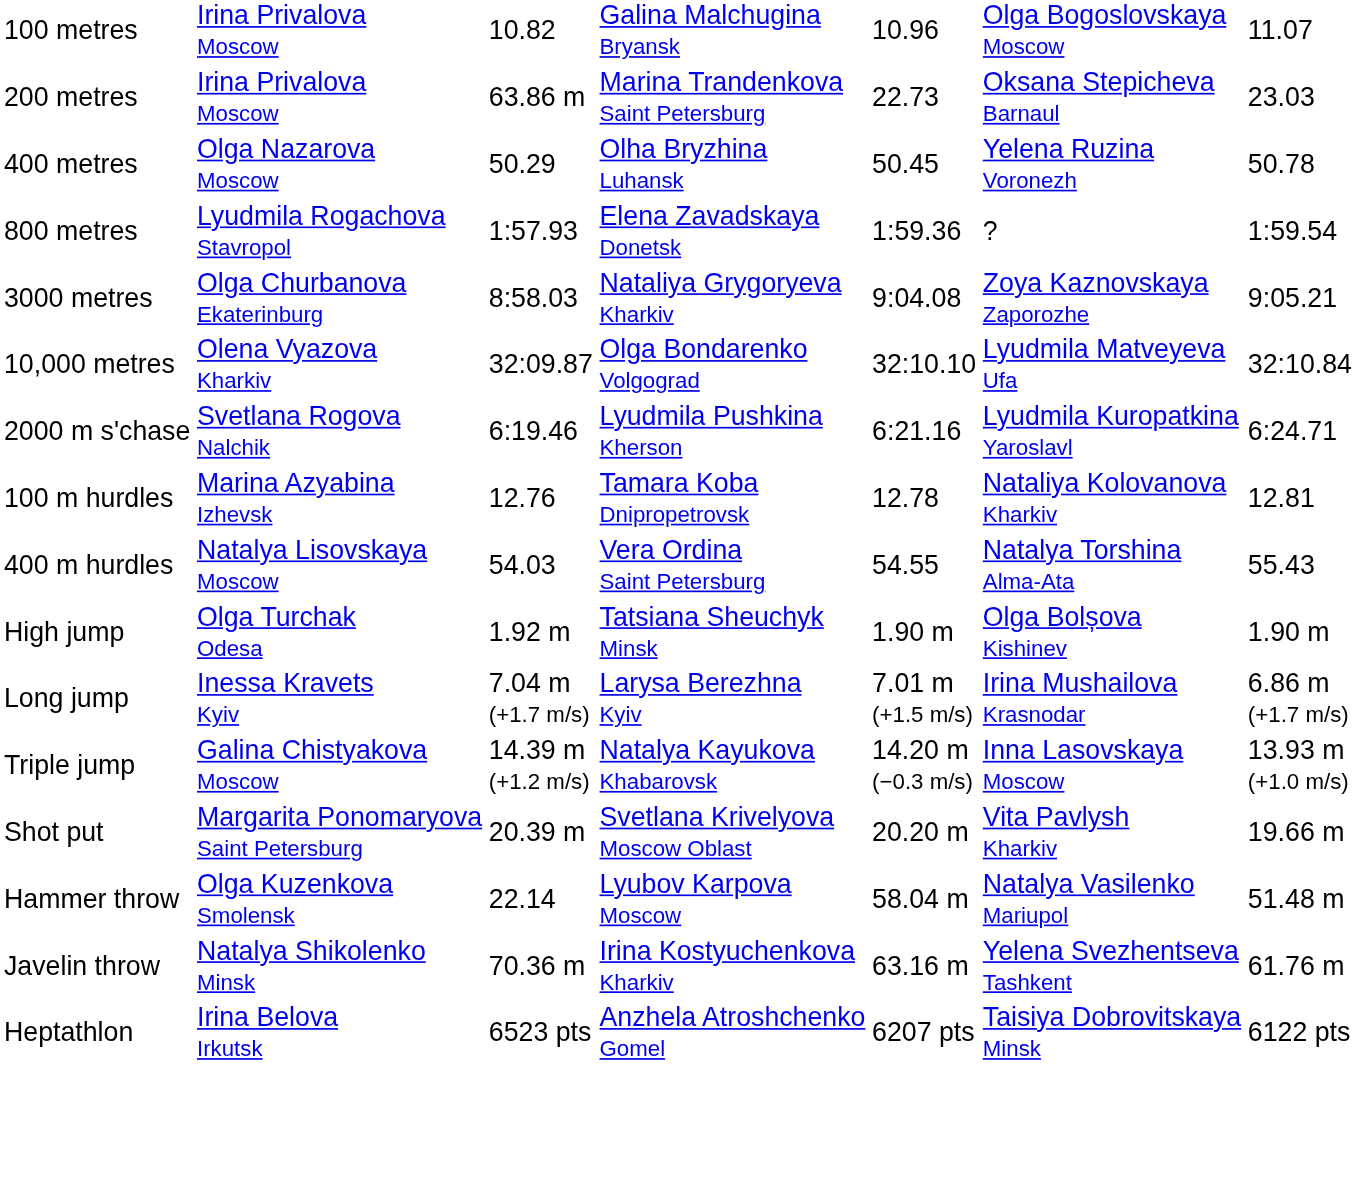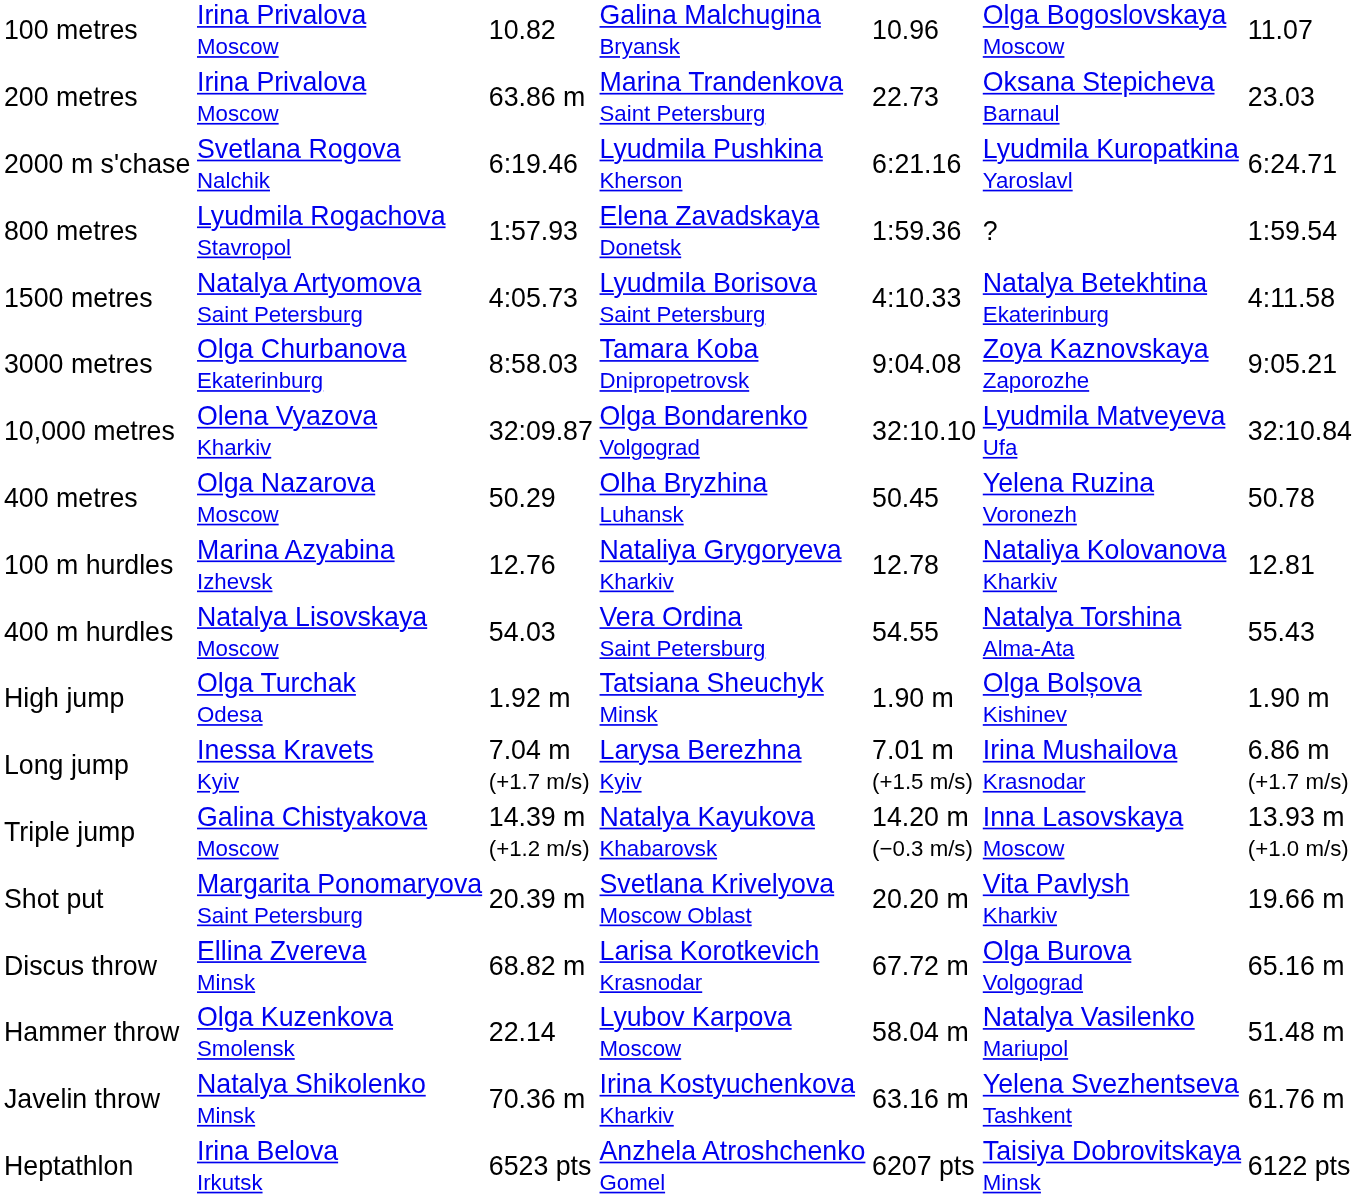rows swapped: (71, 164) <-> (97, 431)
+ row: (78, 297)
(721, 297) Nataliya Grygoryeva Kharkiv -> (679, 364) Tamara Koba Dnipropetrovsk
(679, 498) Tamara Koba Dnipropetrovsk -> (721, 565) Nataliya Grygoryeva Kharkiv
+ row: (80, 965)
